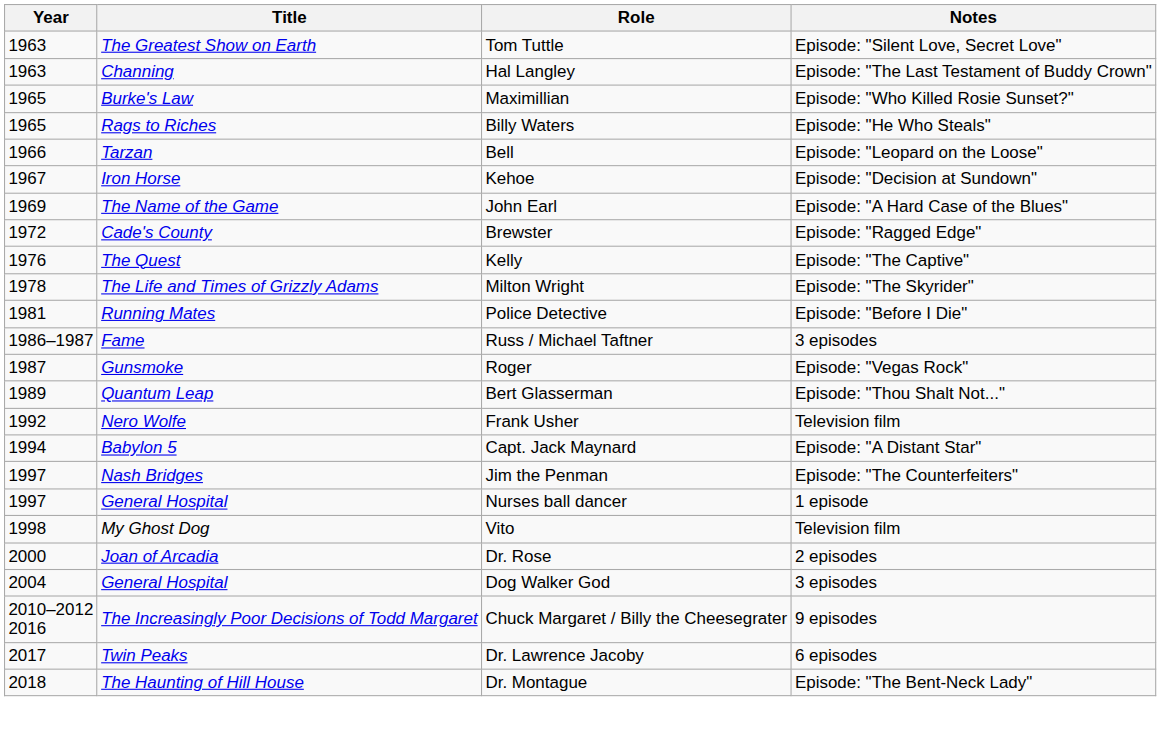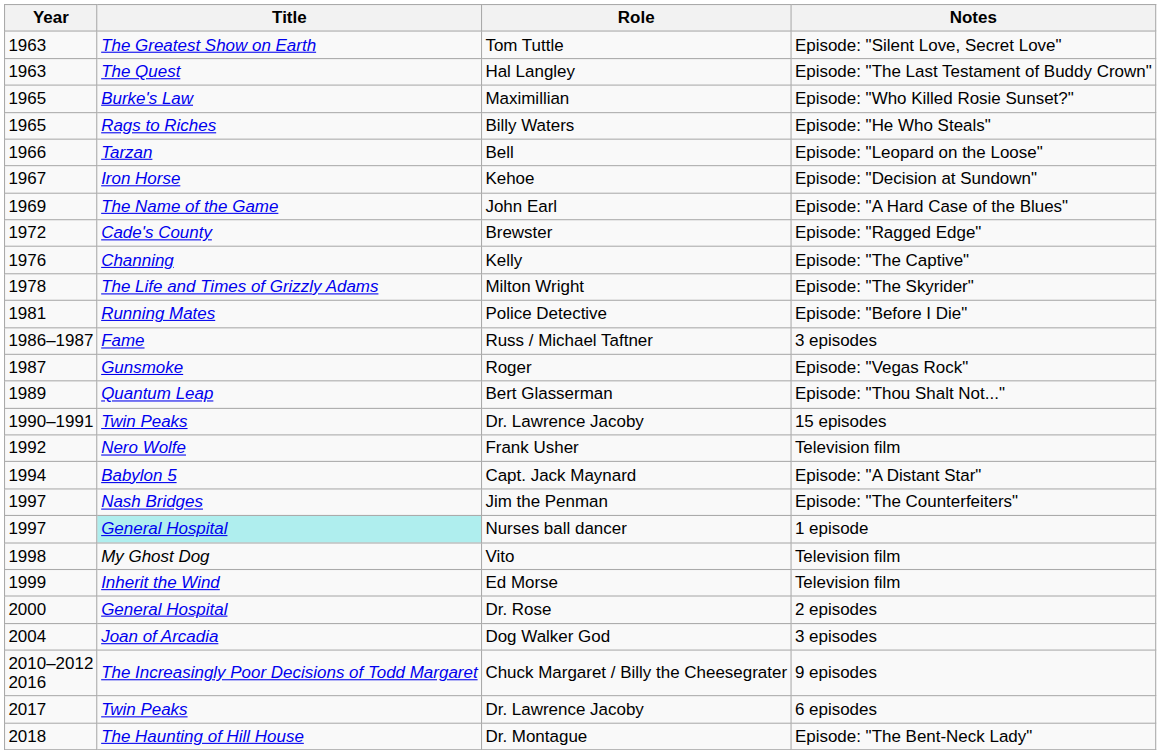(137, 71) Channing -> (141, 71) The Quest
(141, 260) The Quest -> (137, 260) Channing
+ row: (51, 421)
(164, 502) no background -> (164, 529) paleturquoise background
+ row: (27, 582)
(160, 555) Joan of Arcadia -> (164, 609) General Hospital
(164, 582) General Hospital -> (160, 636) Joan of Arcadia
